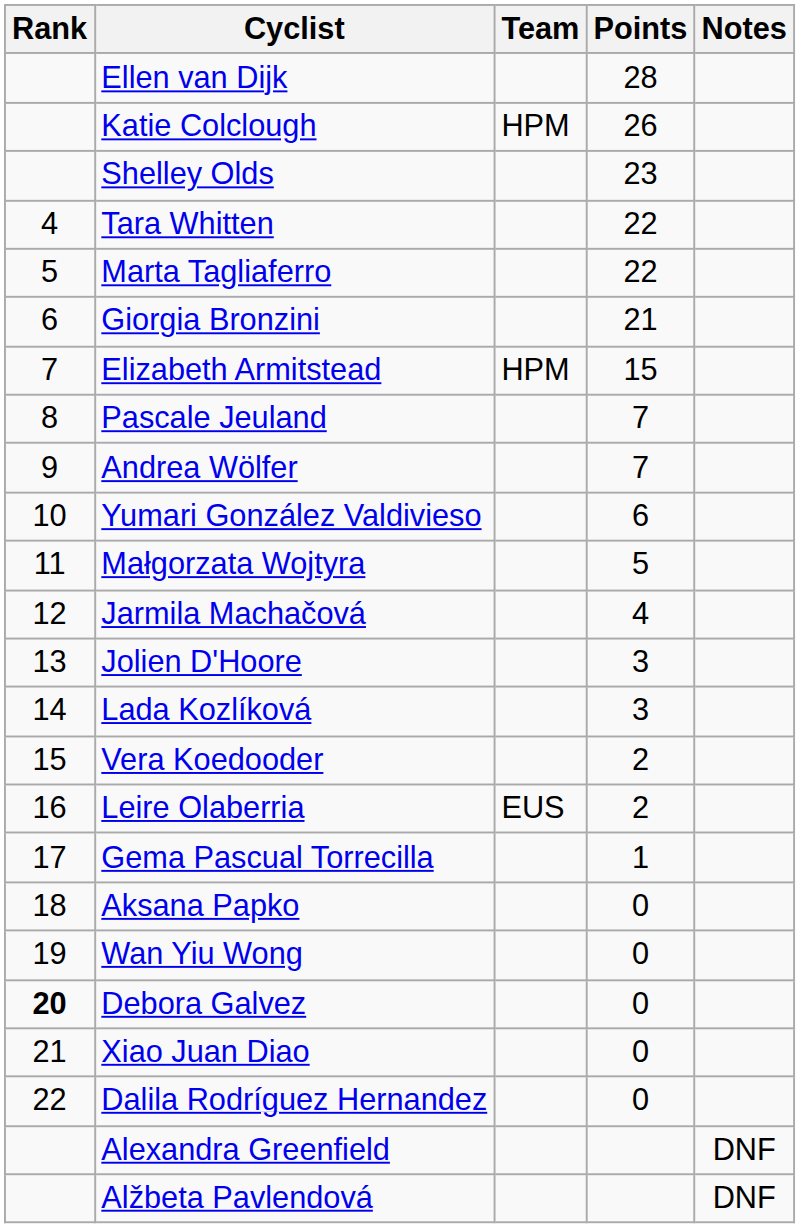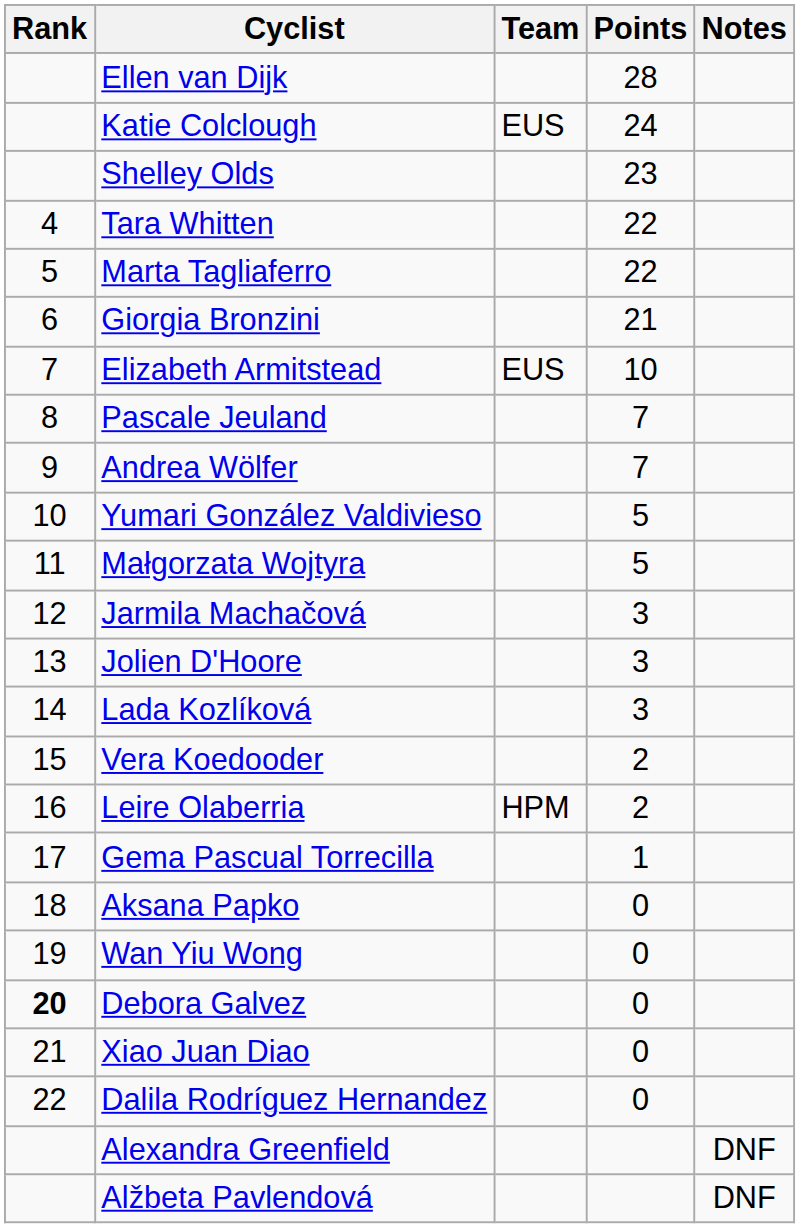(536, 126) HPM -> (533, 126) EUS
(640, 126) 26 -> (640, 126) 24
(536, 369) HPM -> (533, 369) EUS
(640, 369) 15 -> (640, 369) 10
(640, 516) 6 -> (640, 516) 5
(640, 613) 4 -> (640, 613) 3
(533, 808) EUS -> (536, 808) HPM
